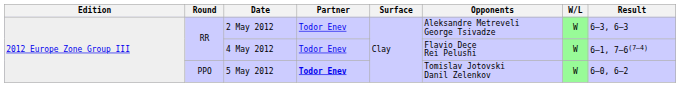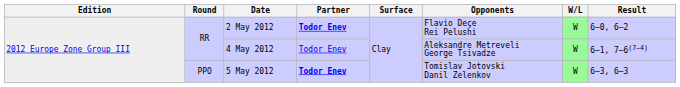(323, 28) normal -> (323, 28) bold
(472, 28) Aleksandre Metreveli George Tsivadze -> (450, 28) Flavio Deçe Rei Pelushi
(609, 28) 6–3, 6–3 -> (609, 28) 6–0, 6–2
(450, 50) Flavio Deçe Rei Pelushi -> (472, 50) Aleksandre Metreveli George Tsivadze
(609, 72) 6–0, 6–2 -> (609, 72) 6–3, 6–3
